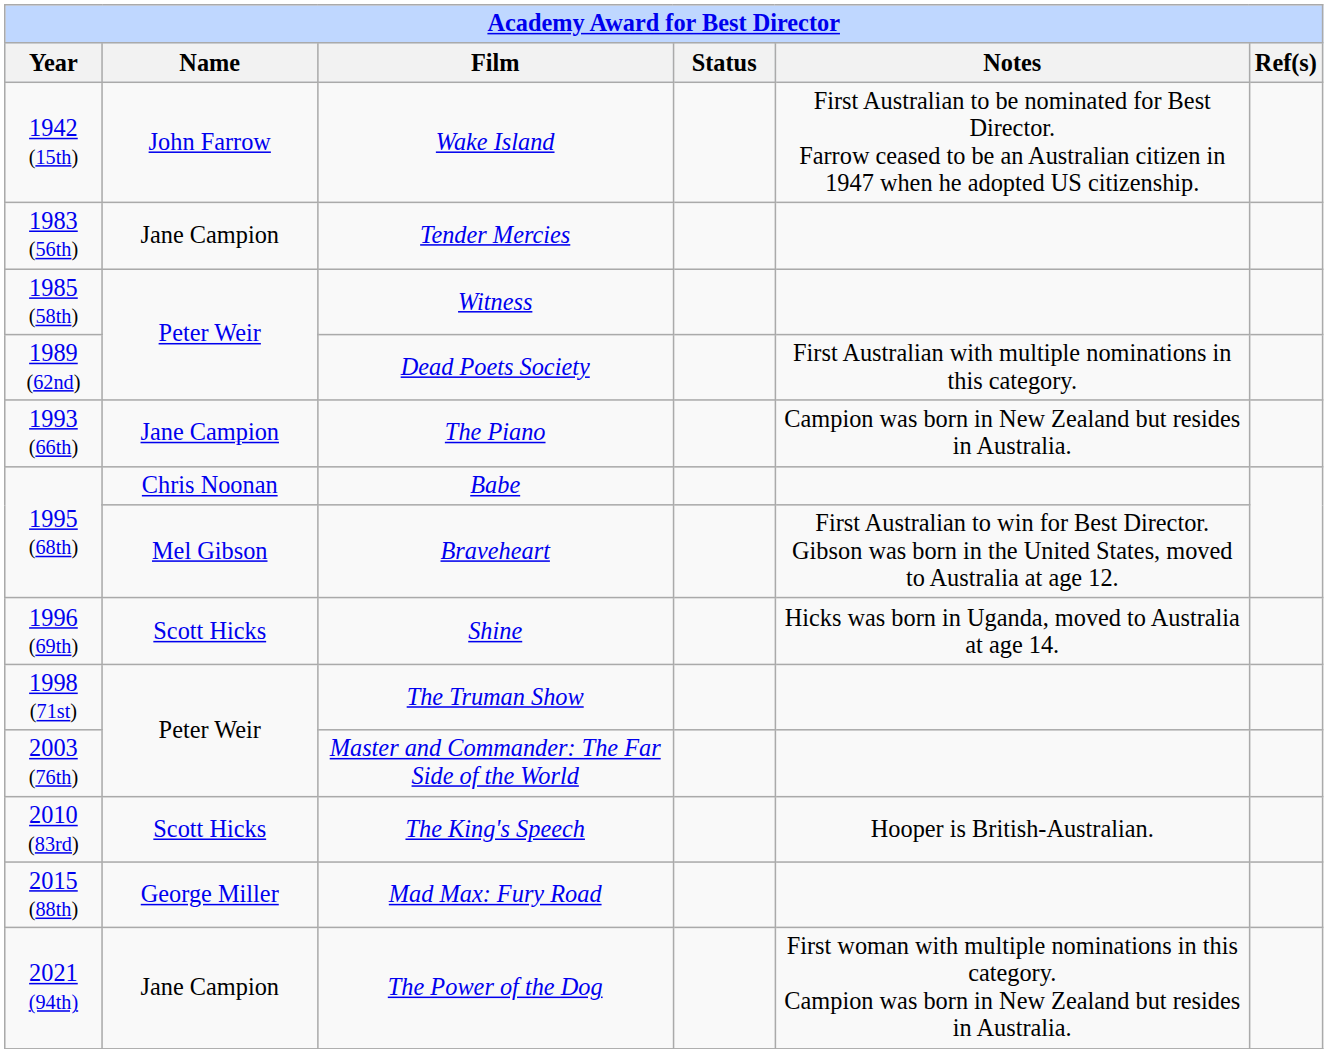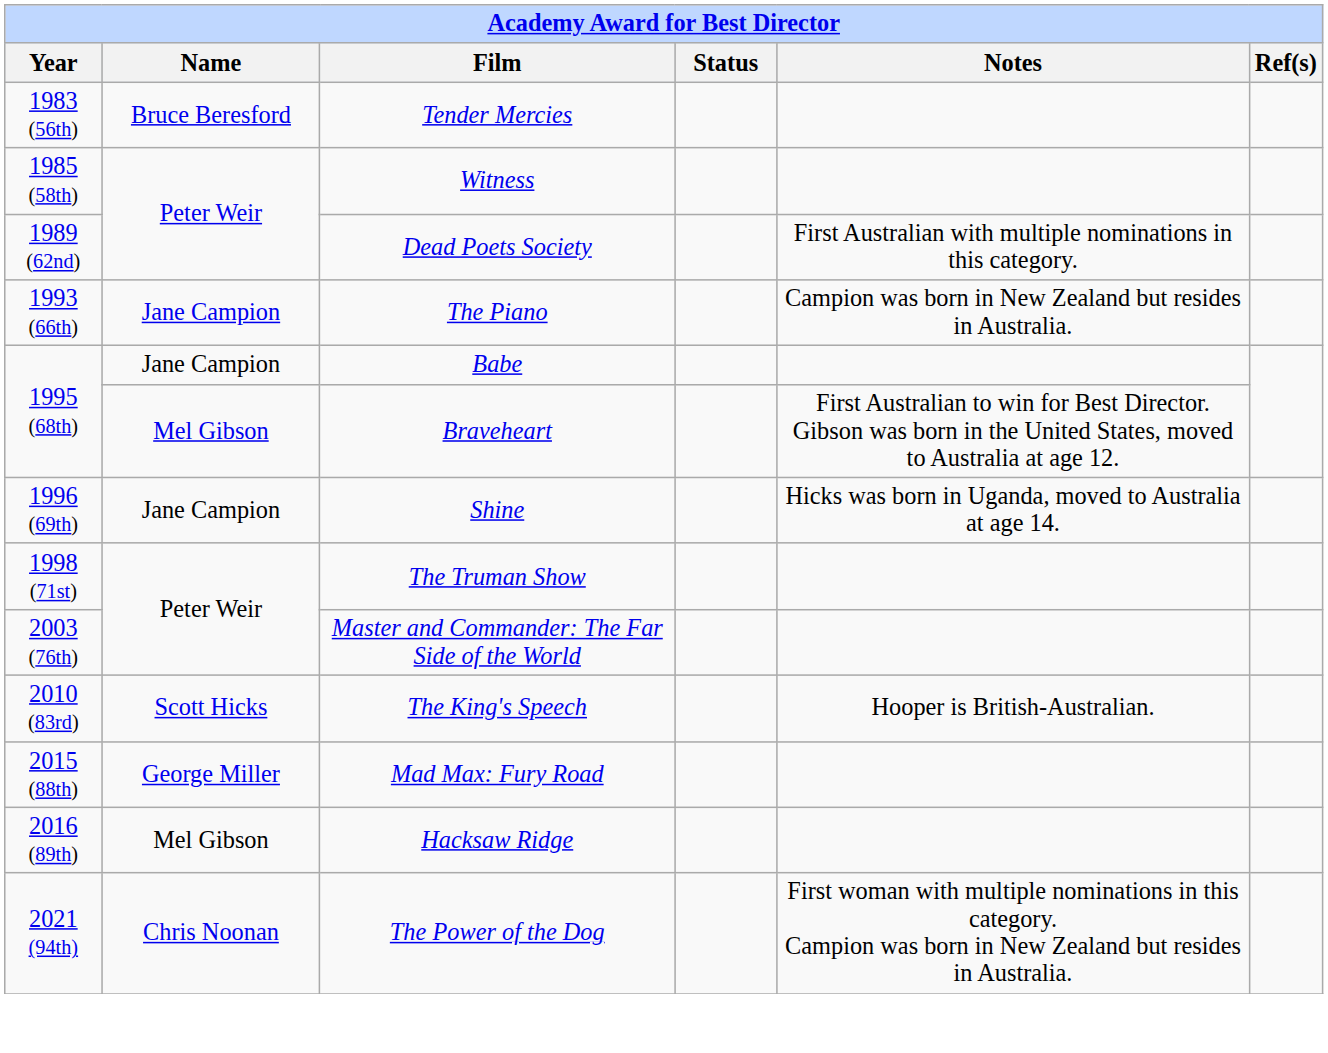- row: (495, 141)
(210, 235) Jane Campion -> (211, 114) Bruce Beresford
(210, 485) Chris Noonan -> (211, 364) Jane Campion
(210, 630) Scott Hicks -> (211, 510) Jane Campion
+ row: (497, 839)
(210, 987) Jane Campion -> (211, 933) Chris Noonan
